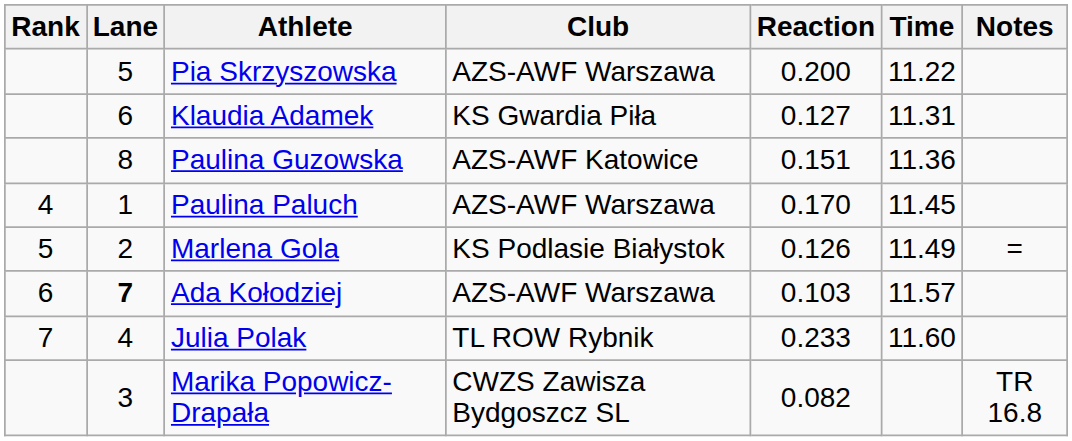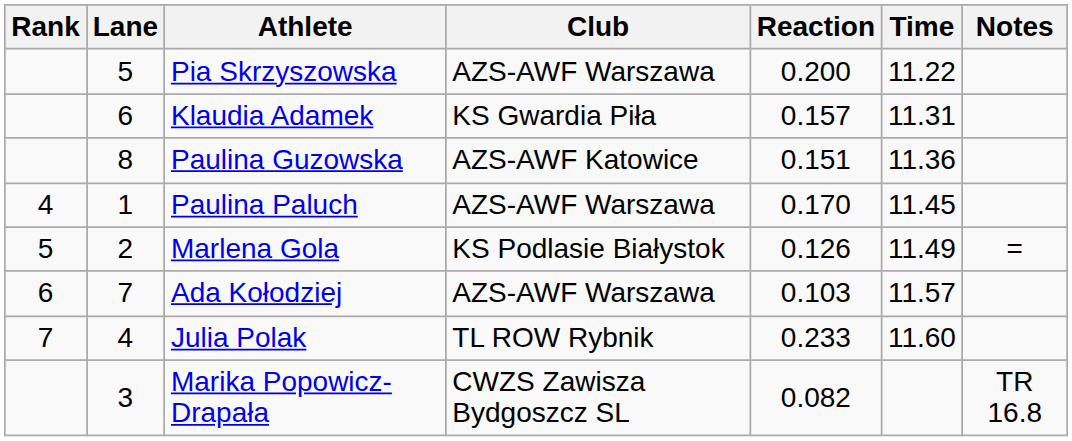(816, 115) 0.127 -> (816, 115) 0.157
(125, 293) bold -> (125, 293) normal
